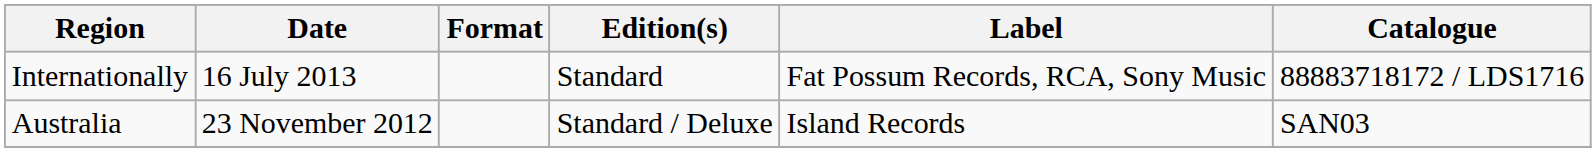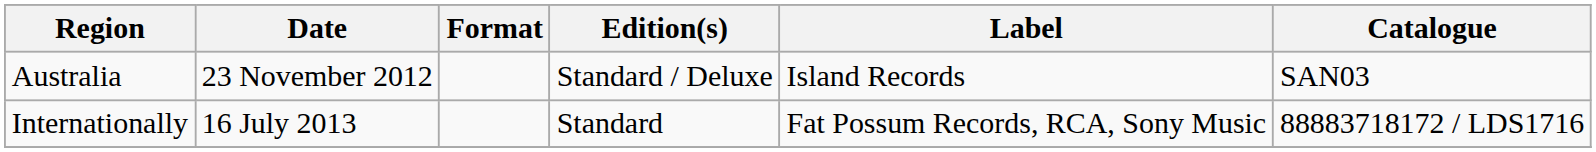rows swapped: (67, 123) <-> (100, 75)
